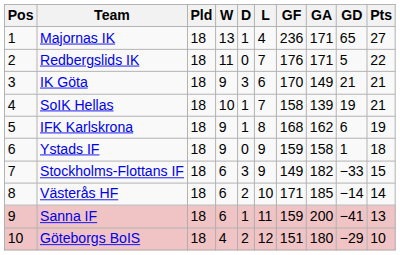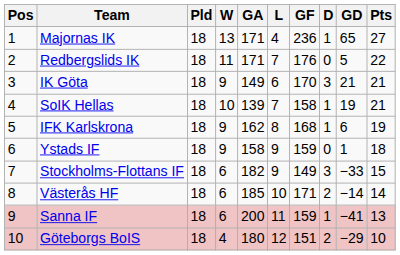columns swapped: (246, 15) <-> (322, 15)
